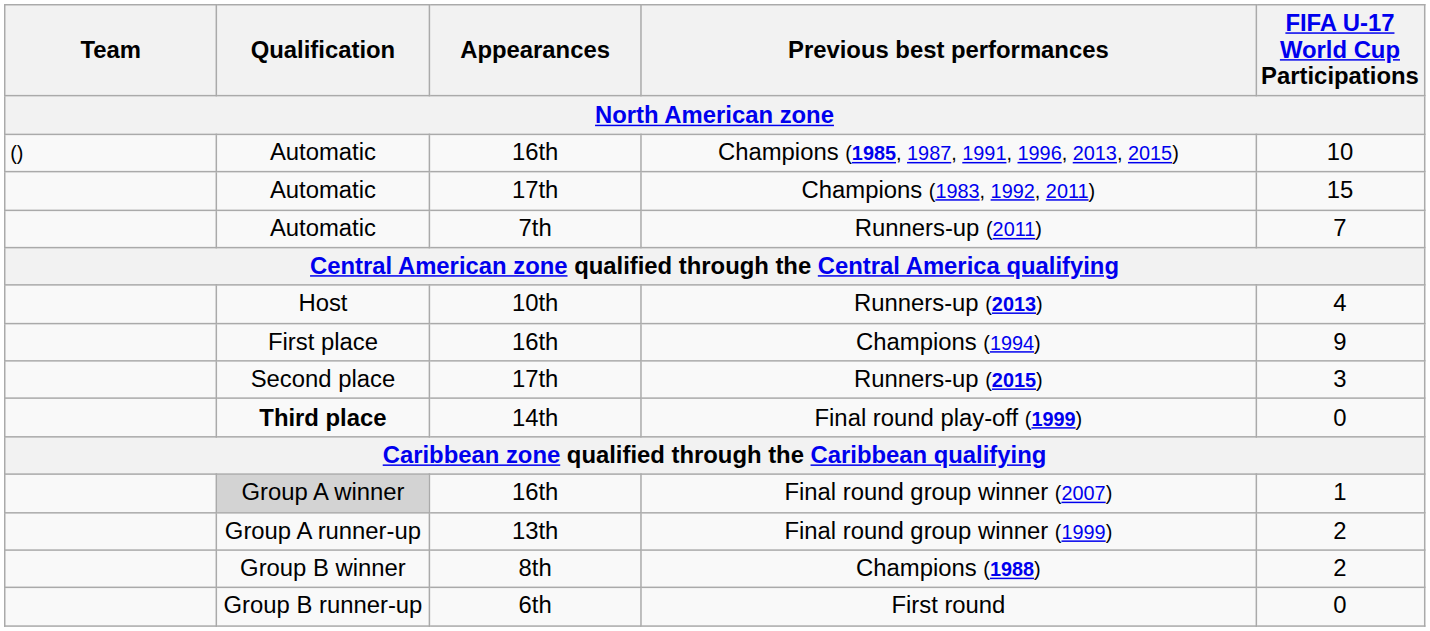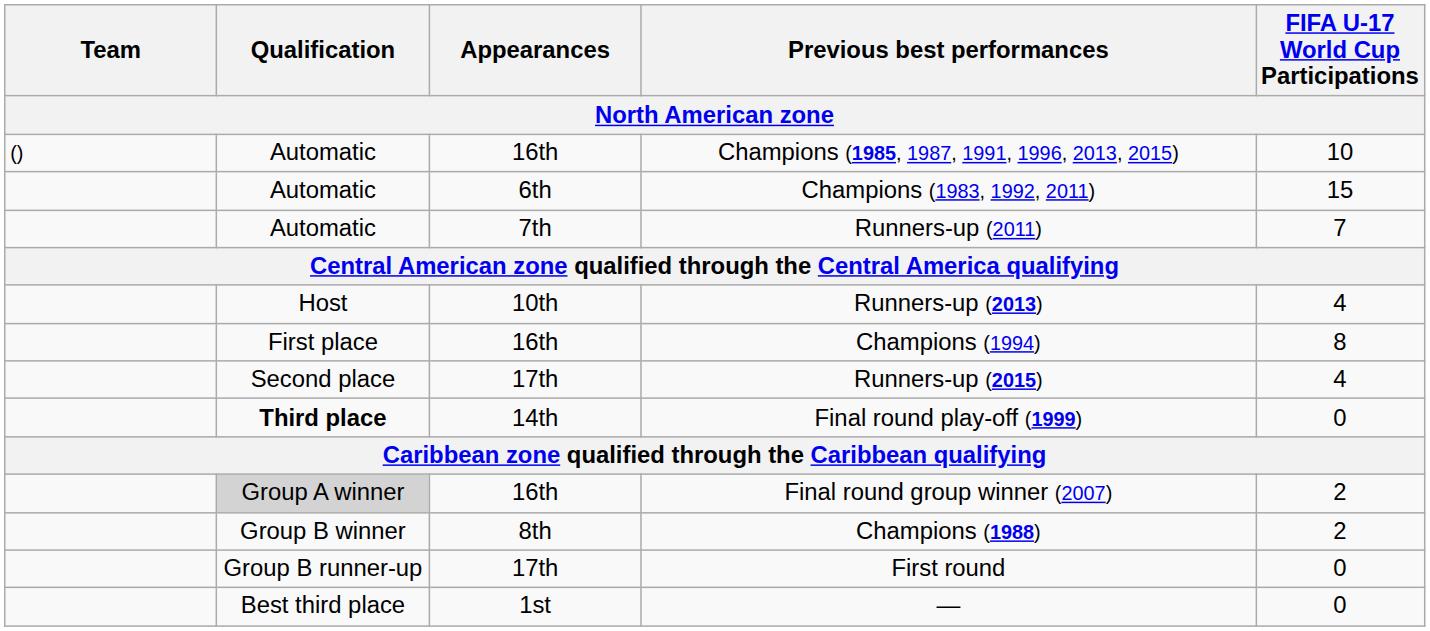(535, 190) 17th -> (535, 190) 6th
(1340, 341) 9 -> (1340, 341) 8
(1340, 379) 3 -> (1340, 379) 4
(1340, 492) 1 -> (1340, 492) 2
- row: (948, 530)
(535, 606) 6th -> (535, 568) 17th
+ row: (948, 606)
